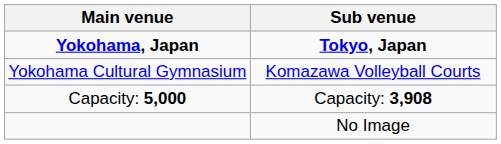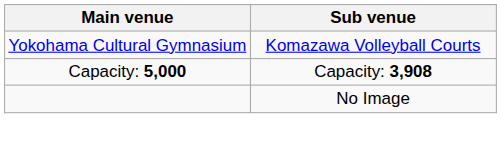- row: (127, 44)
